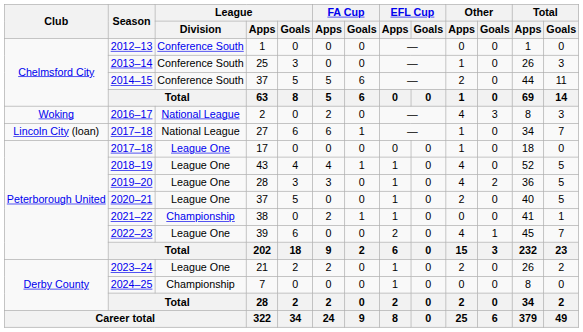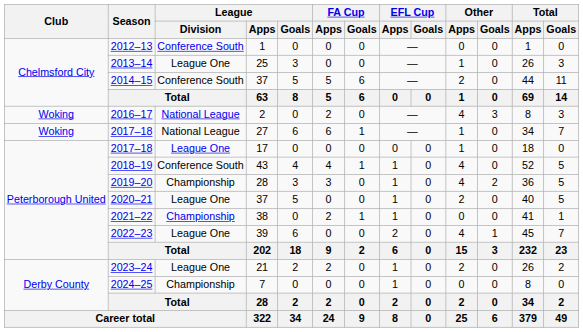(201, 64) Conference South -> (201, 64) League One
(56, 132) Lincoln City (loan) -> (56, 132) Woking
(201, 166) League One -> (201, 166) Conference South
(201, 183) League One -> (201, 183) Championship
